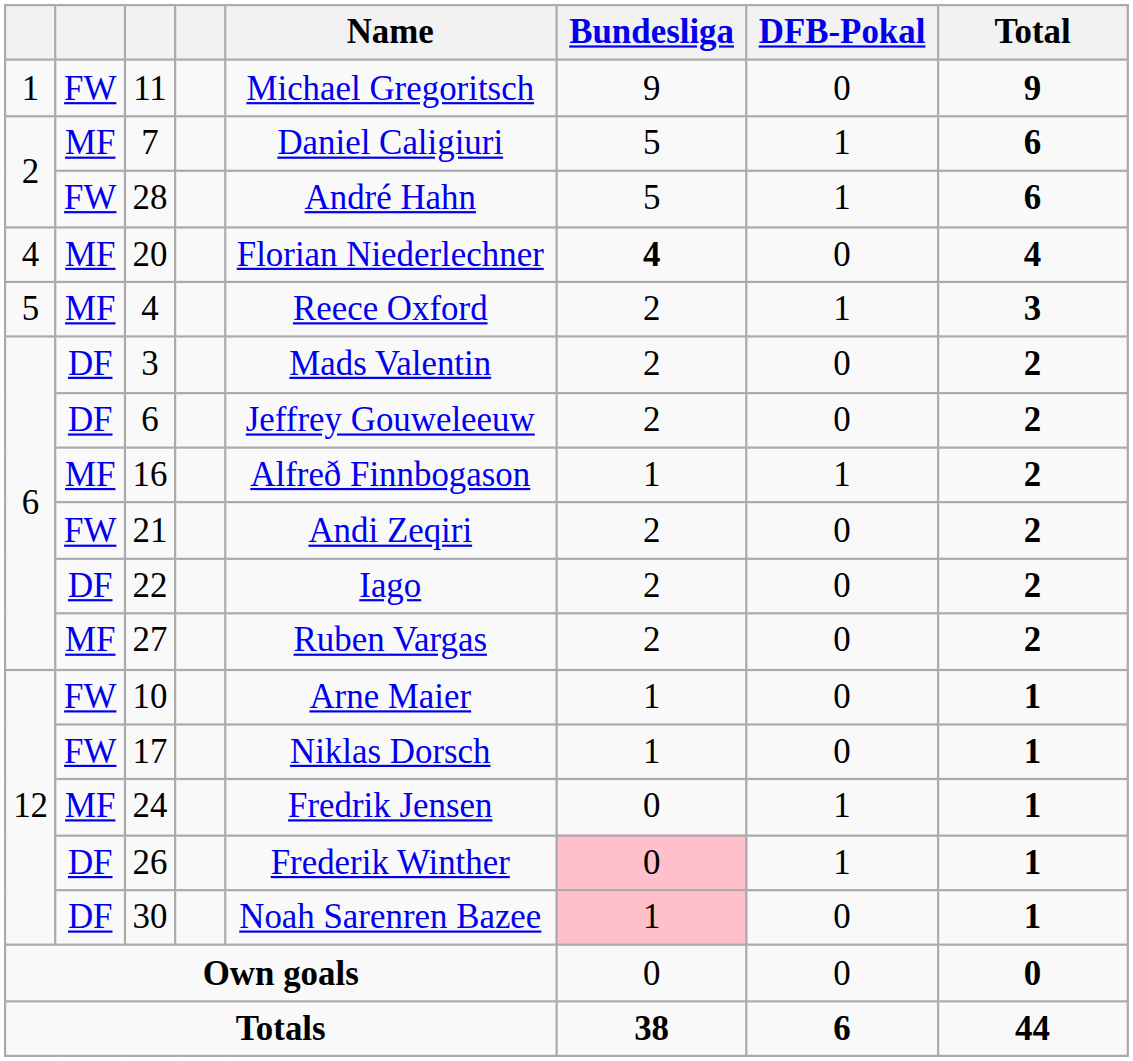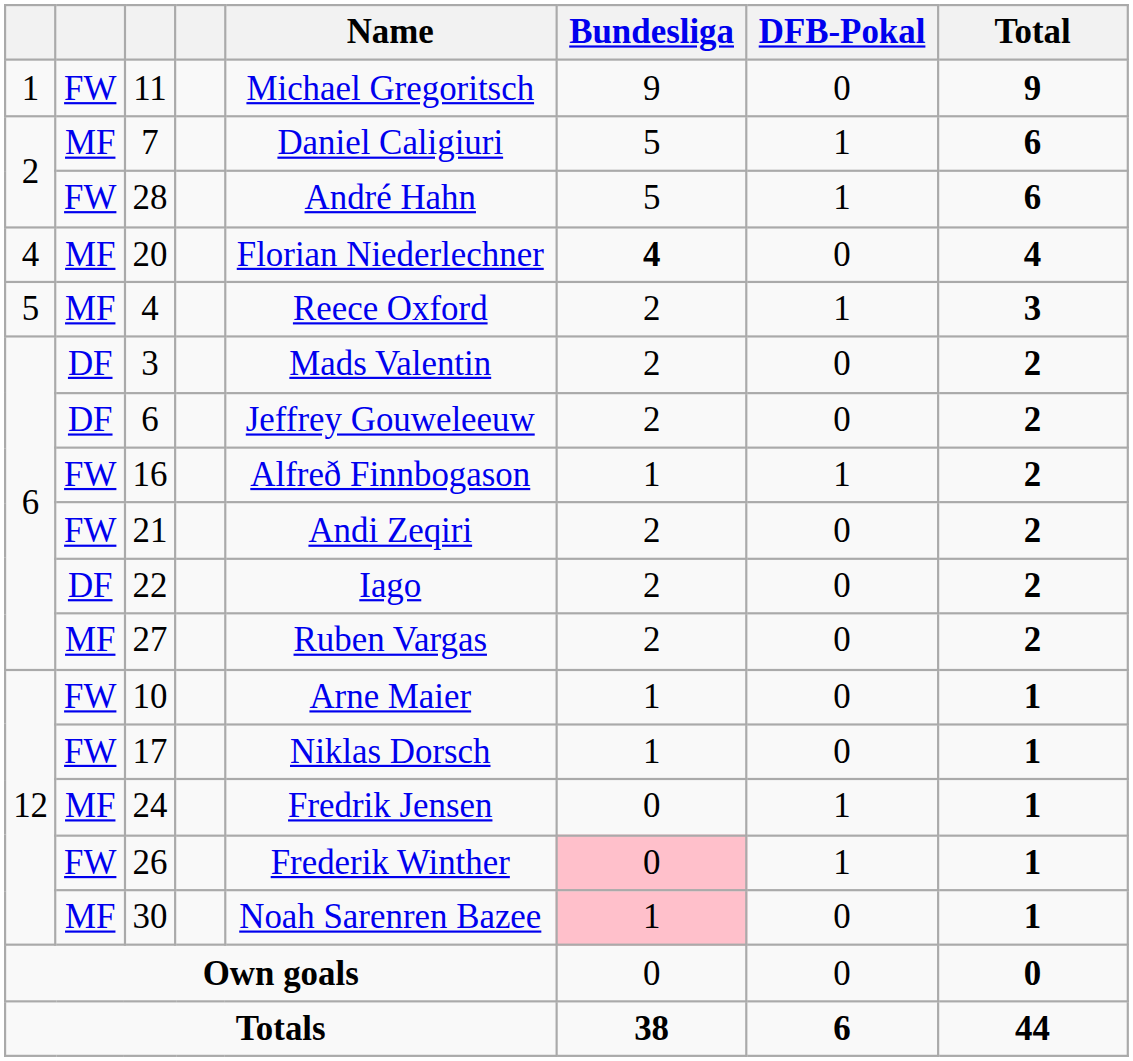(90, 474) MF -> (90, 474) FW
(90, 861) DF -> (90, 861) FW
(90, 917) DF -> (90, 917) MF
